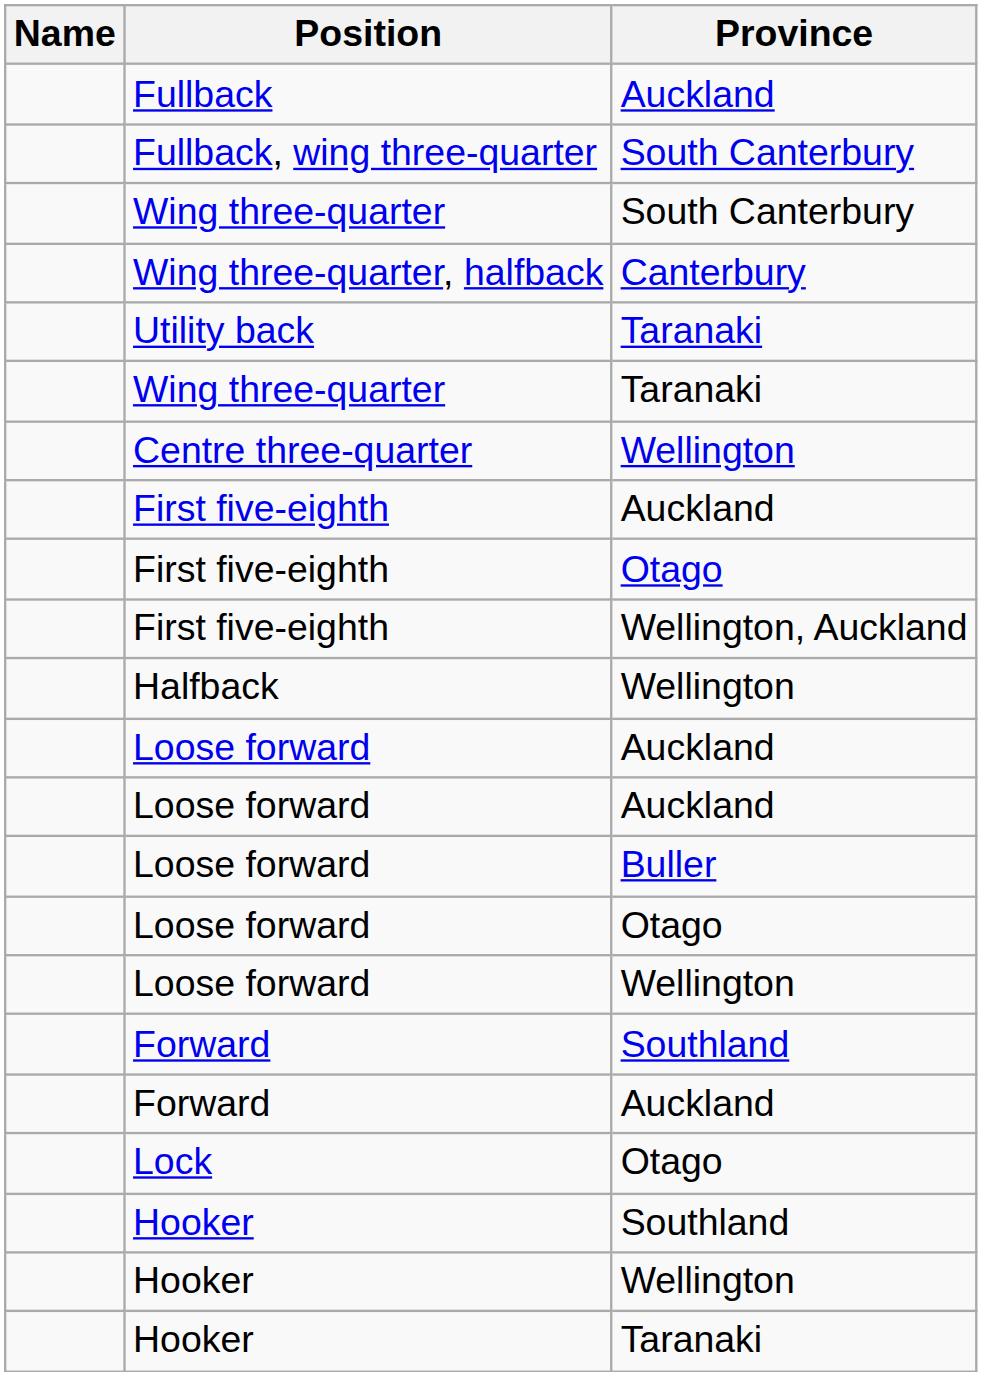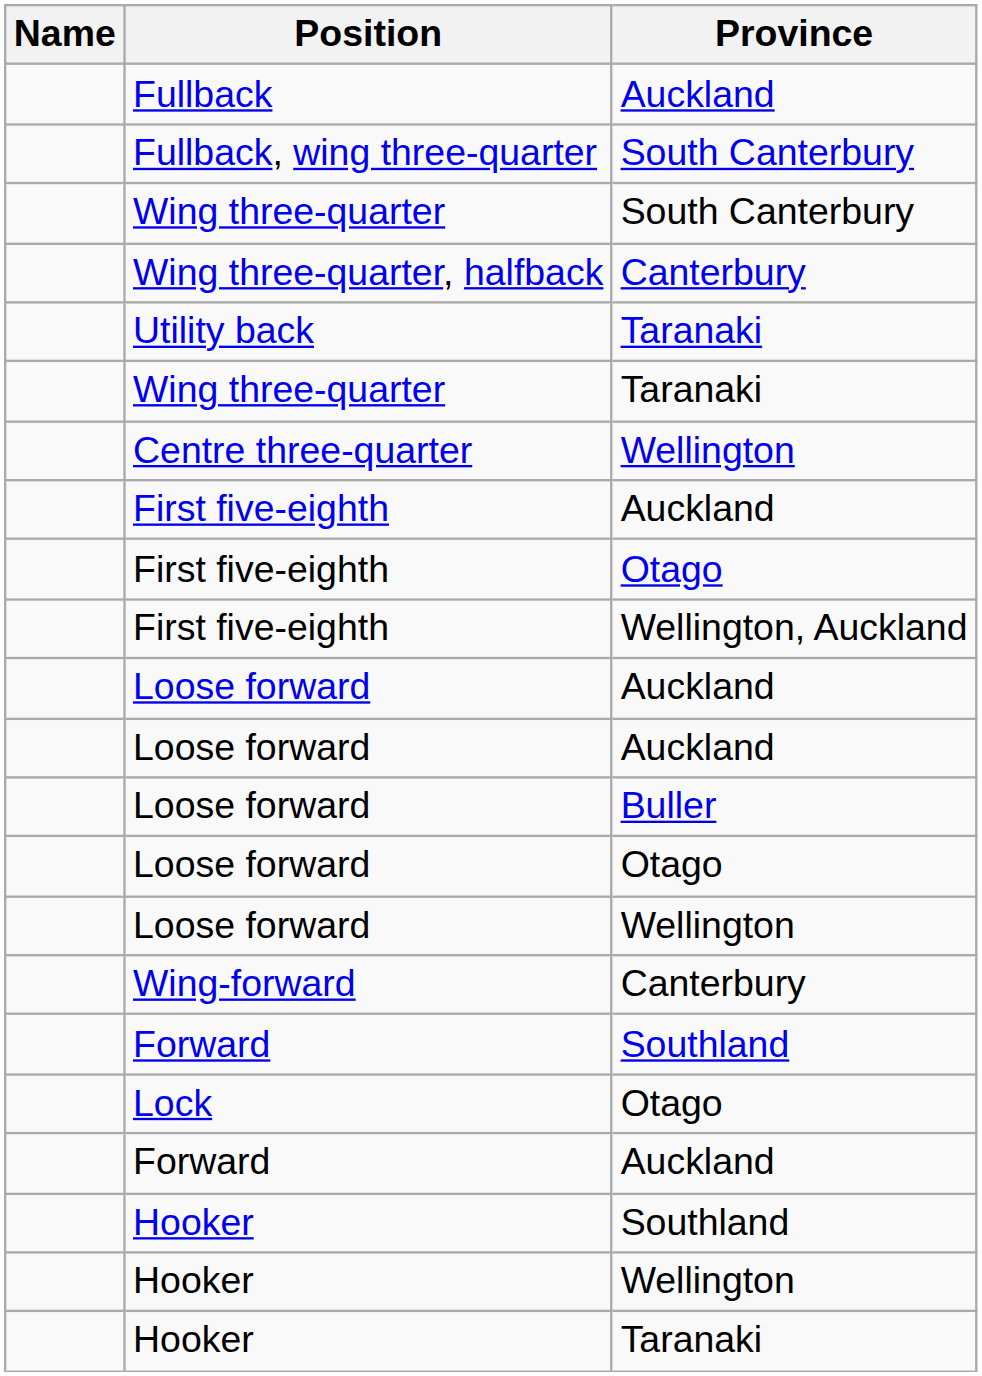- row: (206, 687)
+ row: (244, 984)
rows swapped: (202, 1102) <-> (173, 1162)
